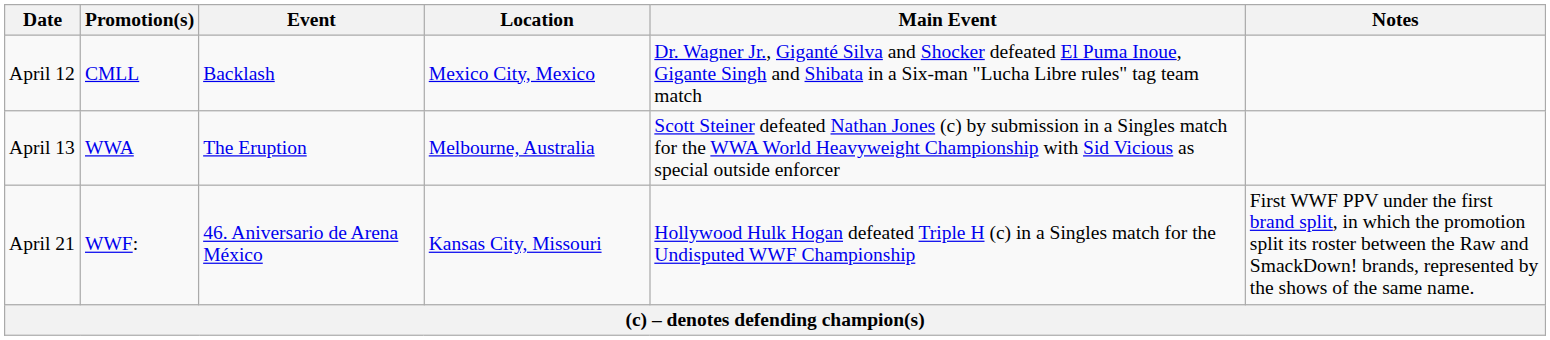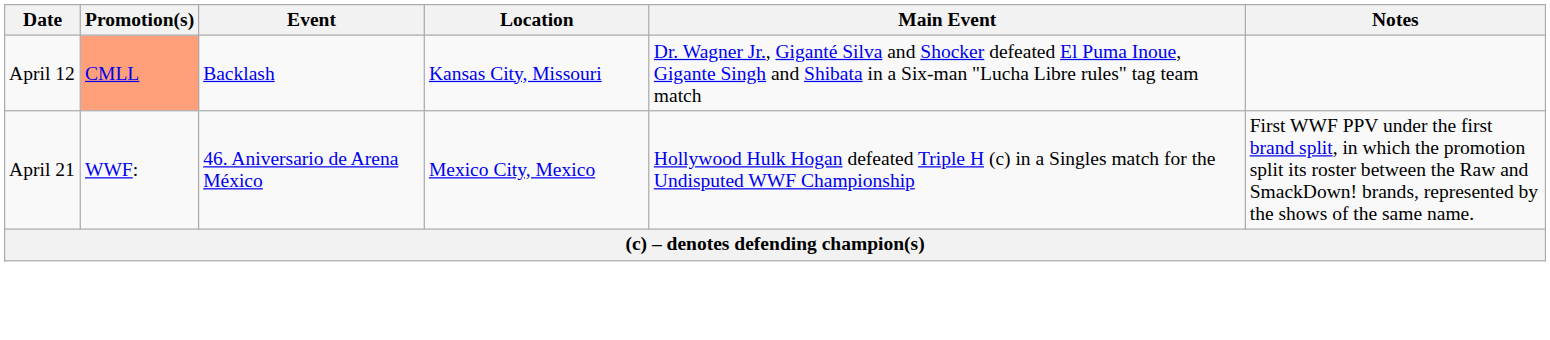(112, 72) no background -> (112, 72) lightsalmon background
(512, 72) Mexico City, Mexico -> (515, 72) Kansas City, Missouri
- row: (42, 147)
(515, 244) Kansas City, Missouri -> (512, 169) Mexico City, Mexico
